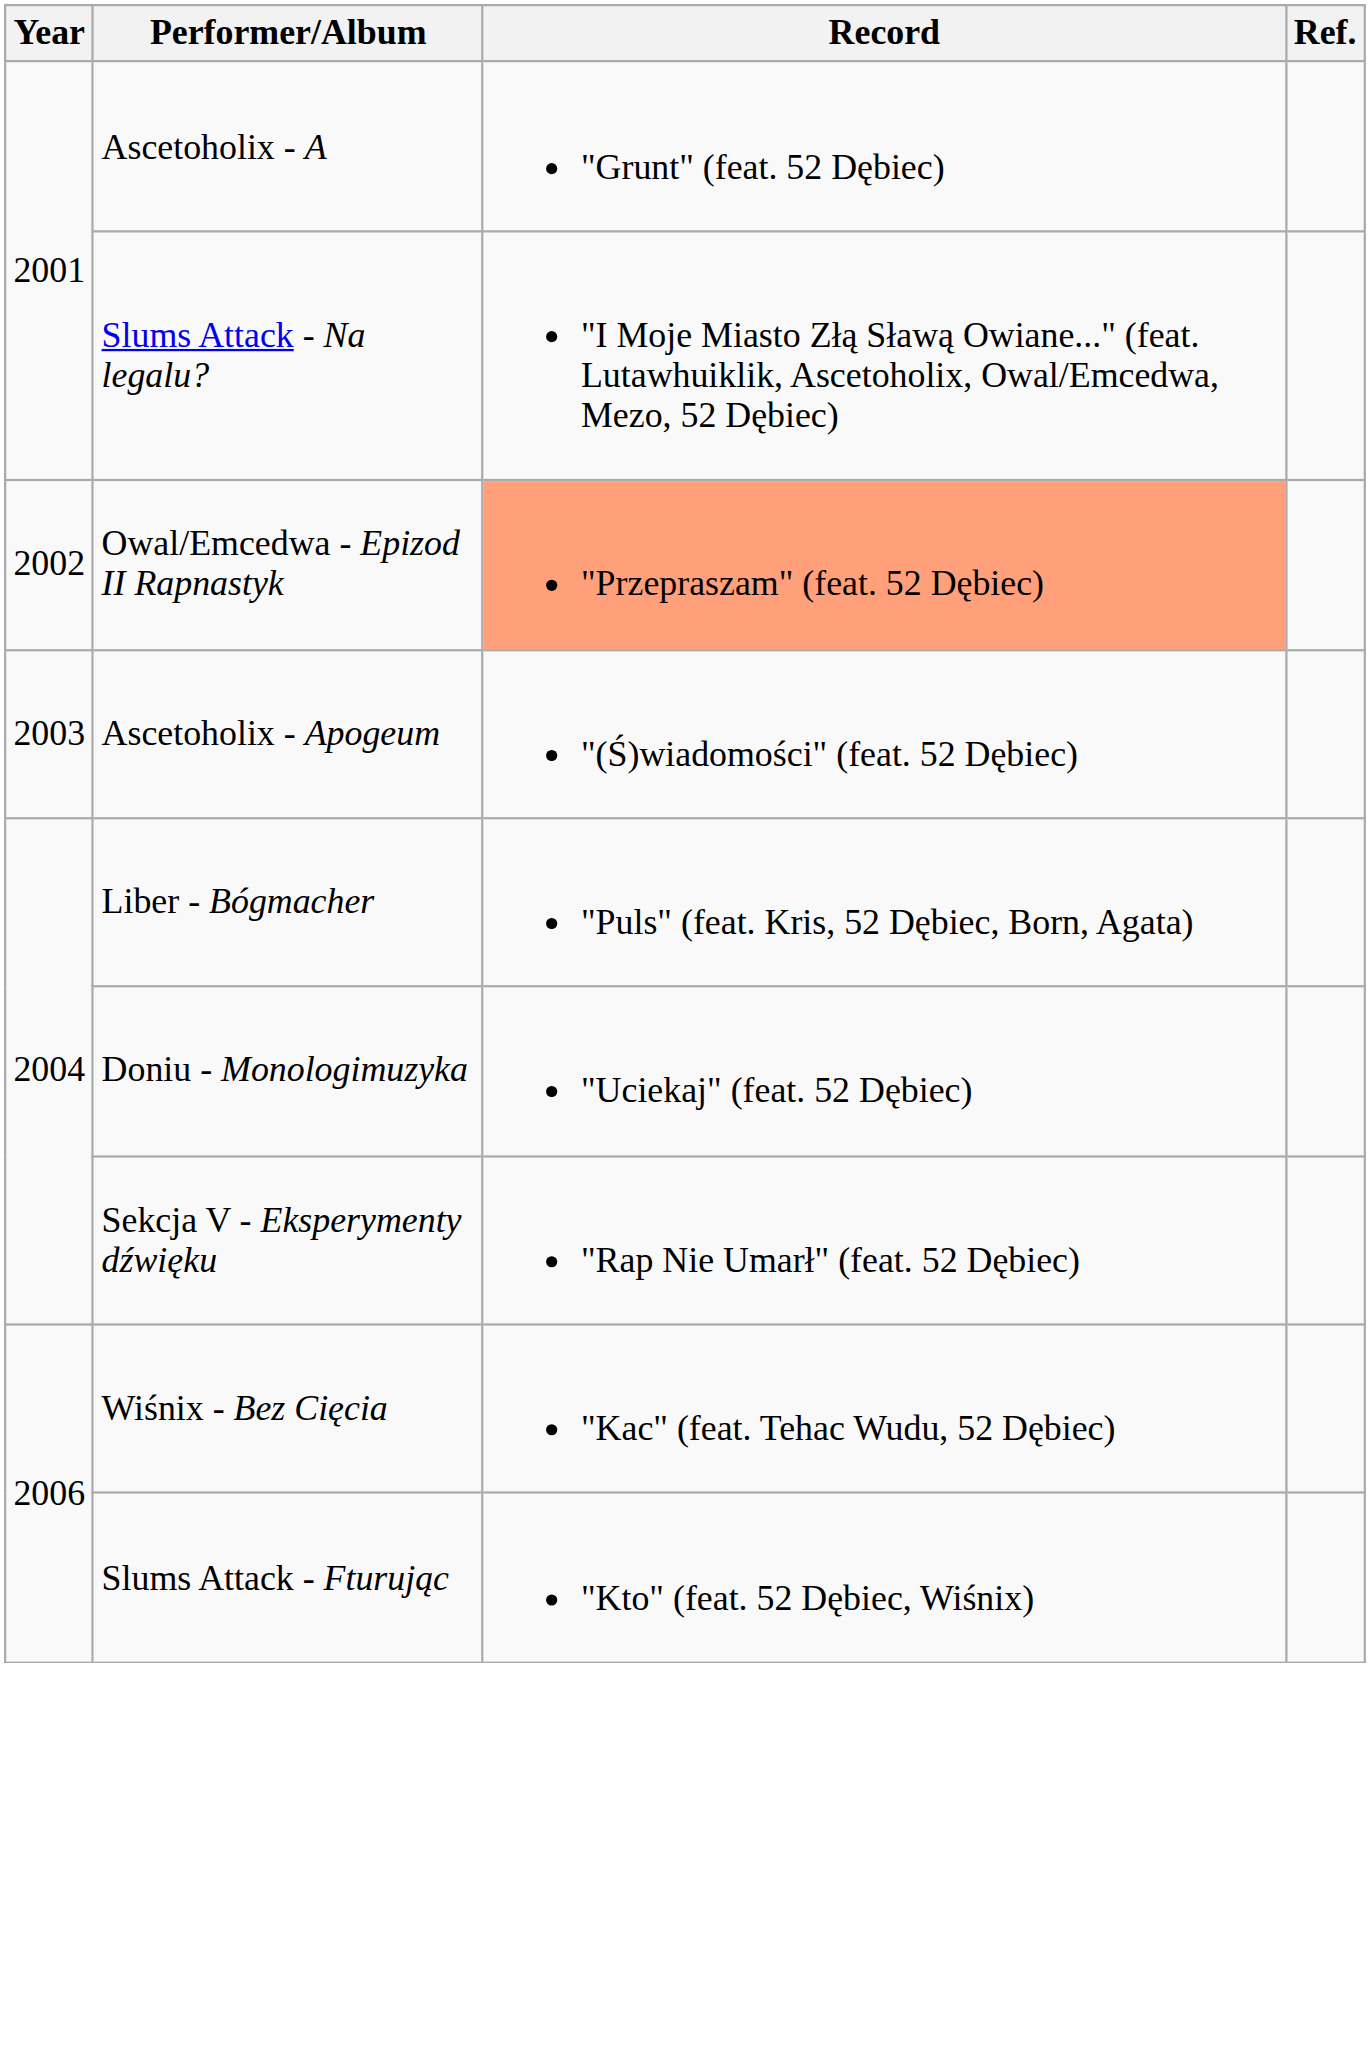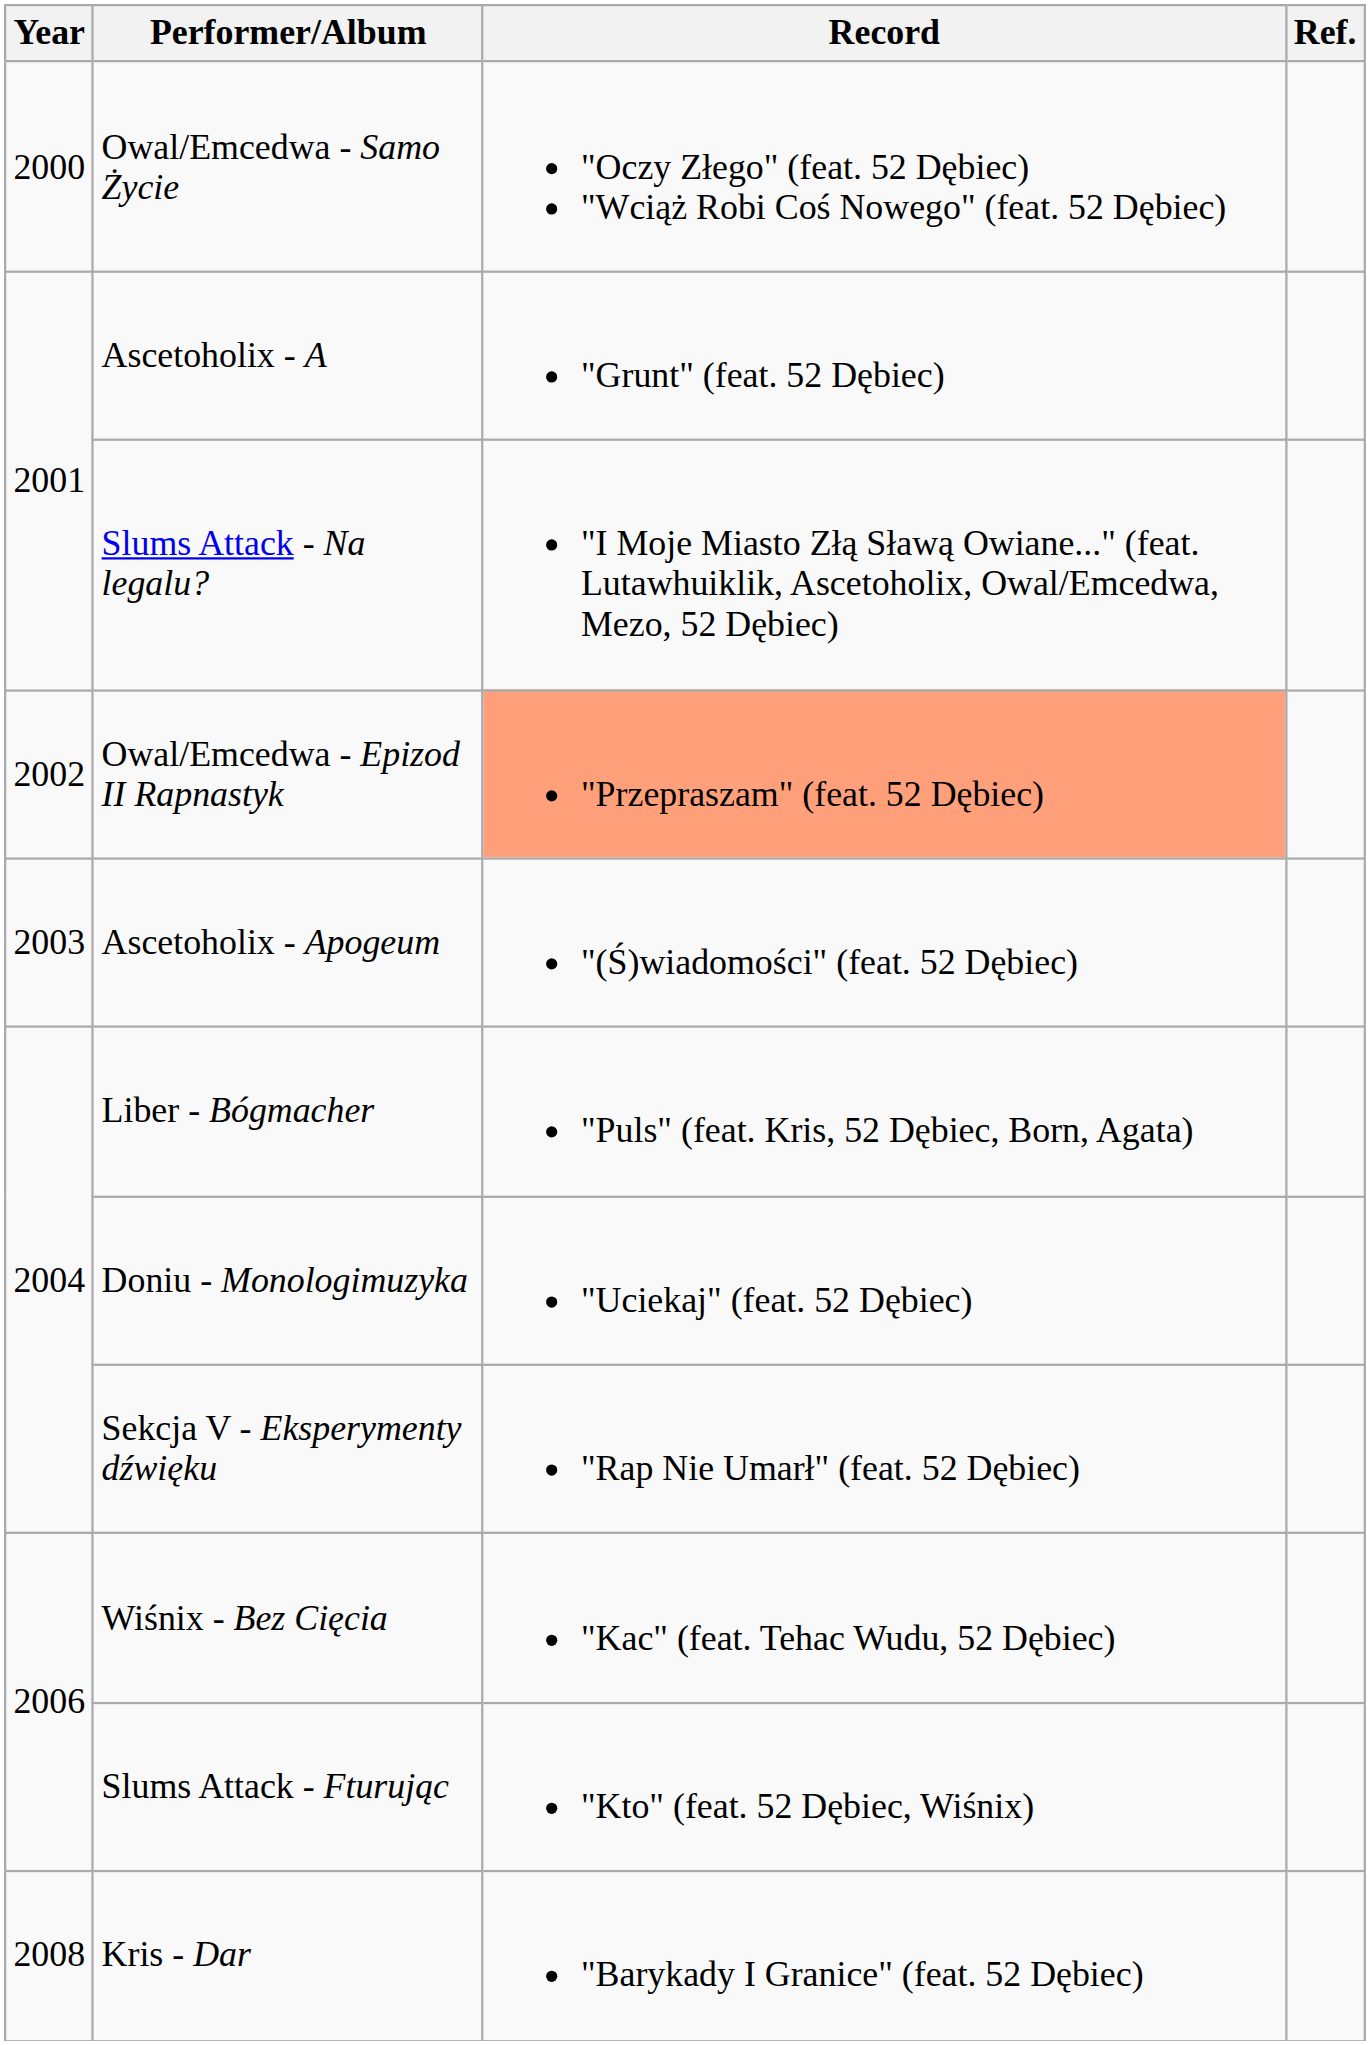+ row: (271, 165)
+ row: (176, 1955)
